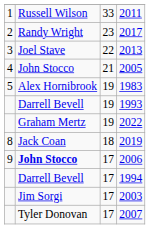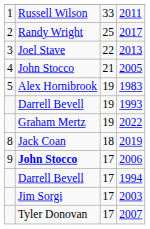(108, 31) 23 -> (108, 31) 25
